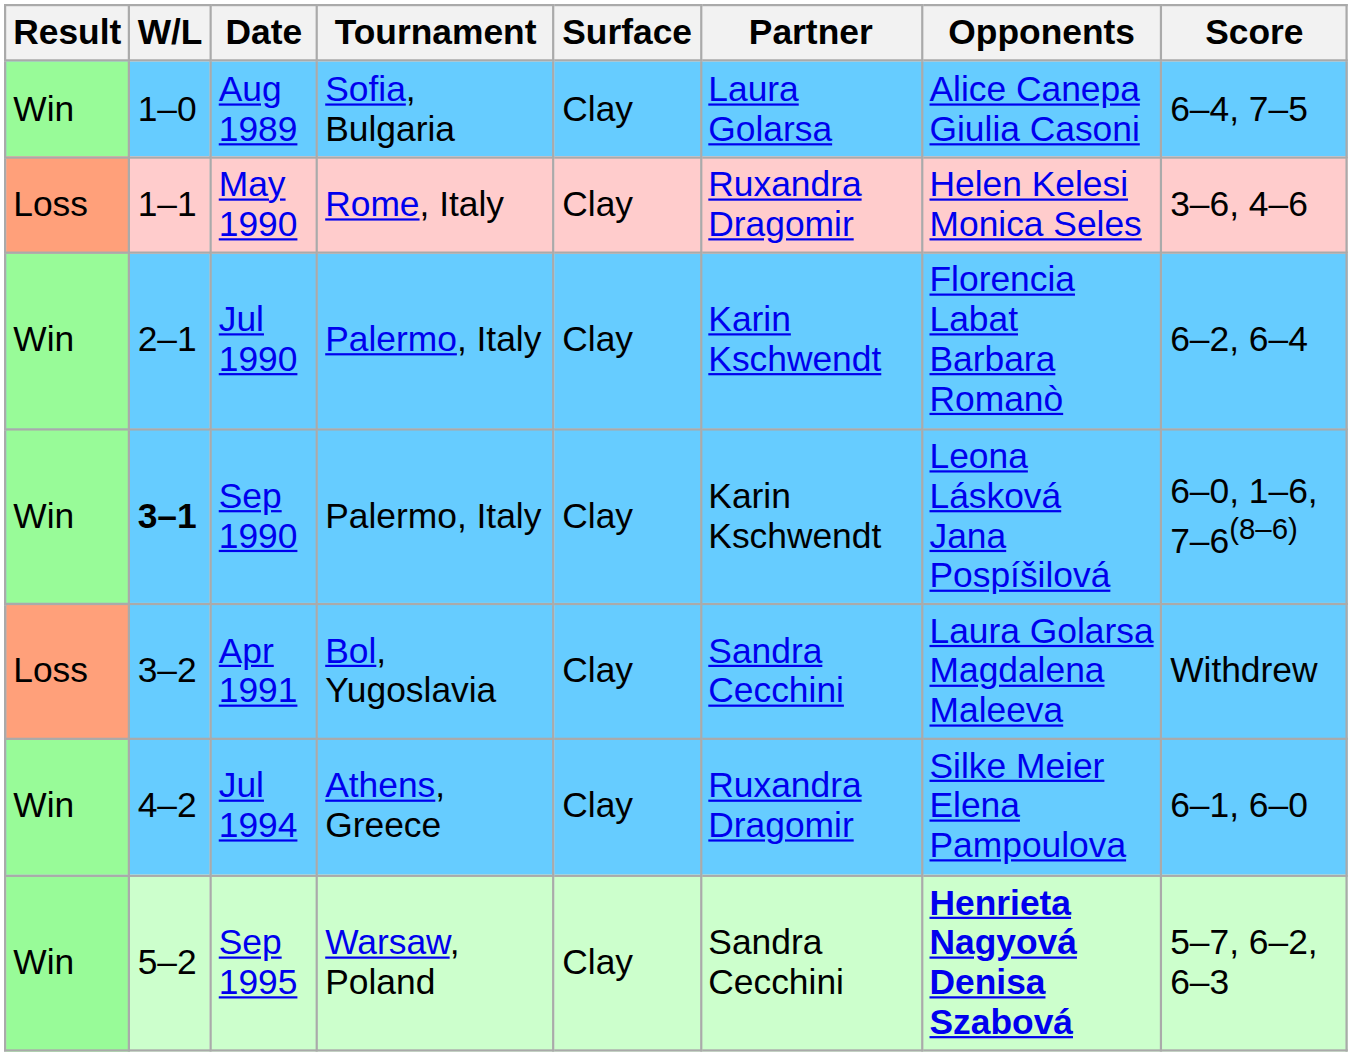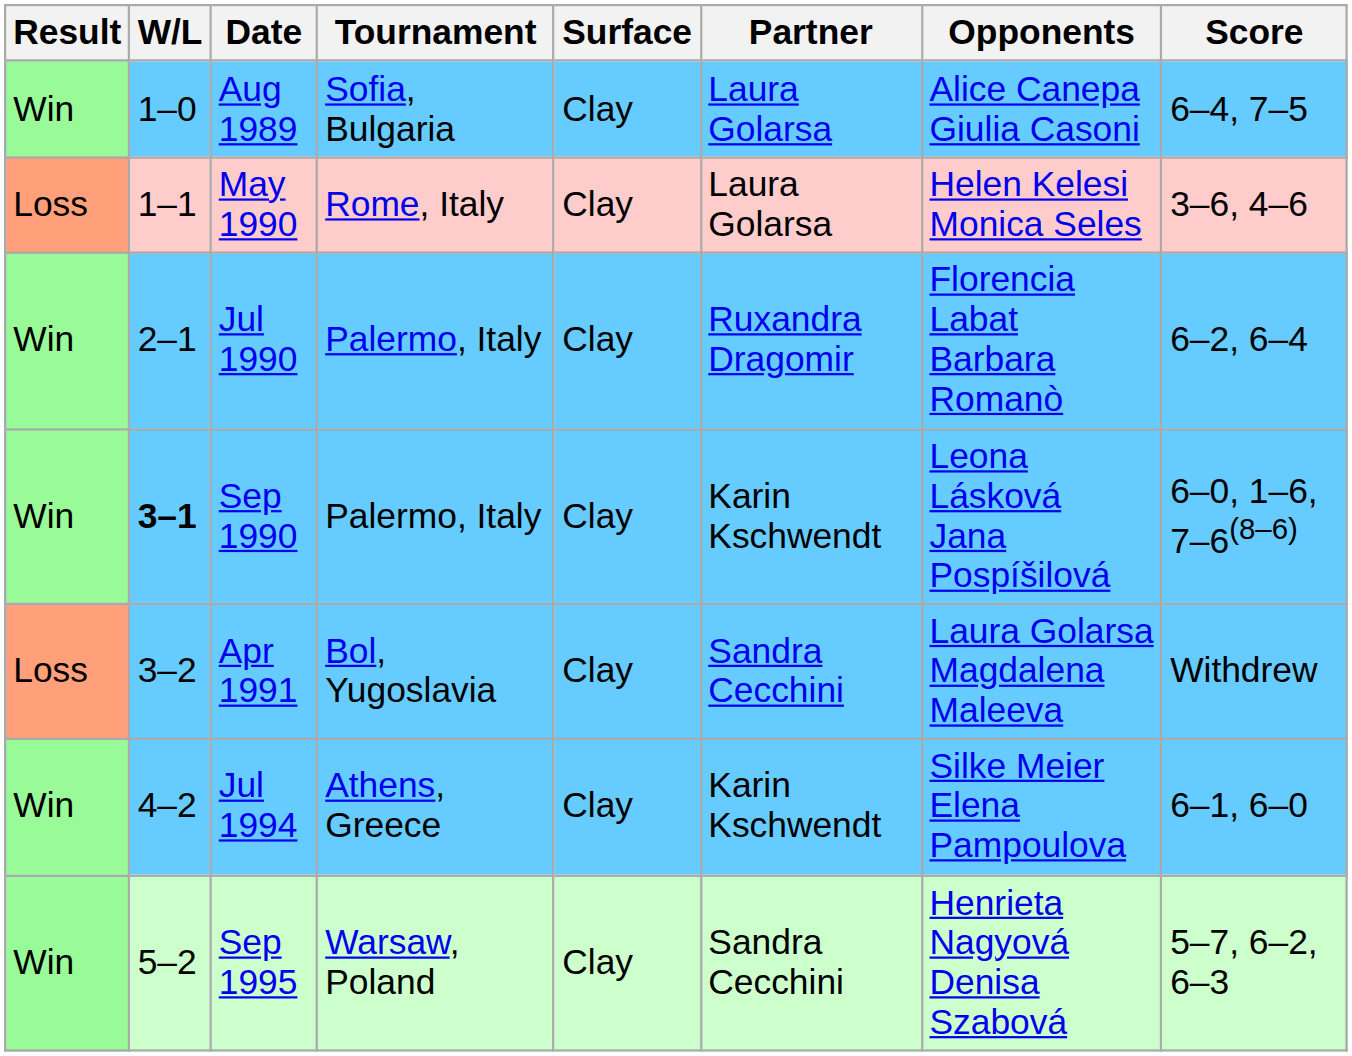(785, 204) Ruxandra Dragomir -> (770, 204) Laura Golarsa
(795, 340) Karin Kschwendt -> (785, 340) Ruxandra Dragomir
(785, 806) Ruxandra Dragomir -> (795, 806) Karin Kschwendt
(1003, 962) bold -> (999, 962) normal
